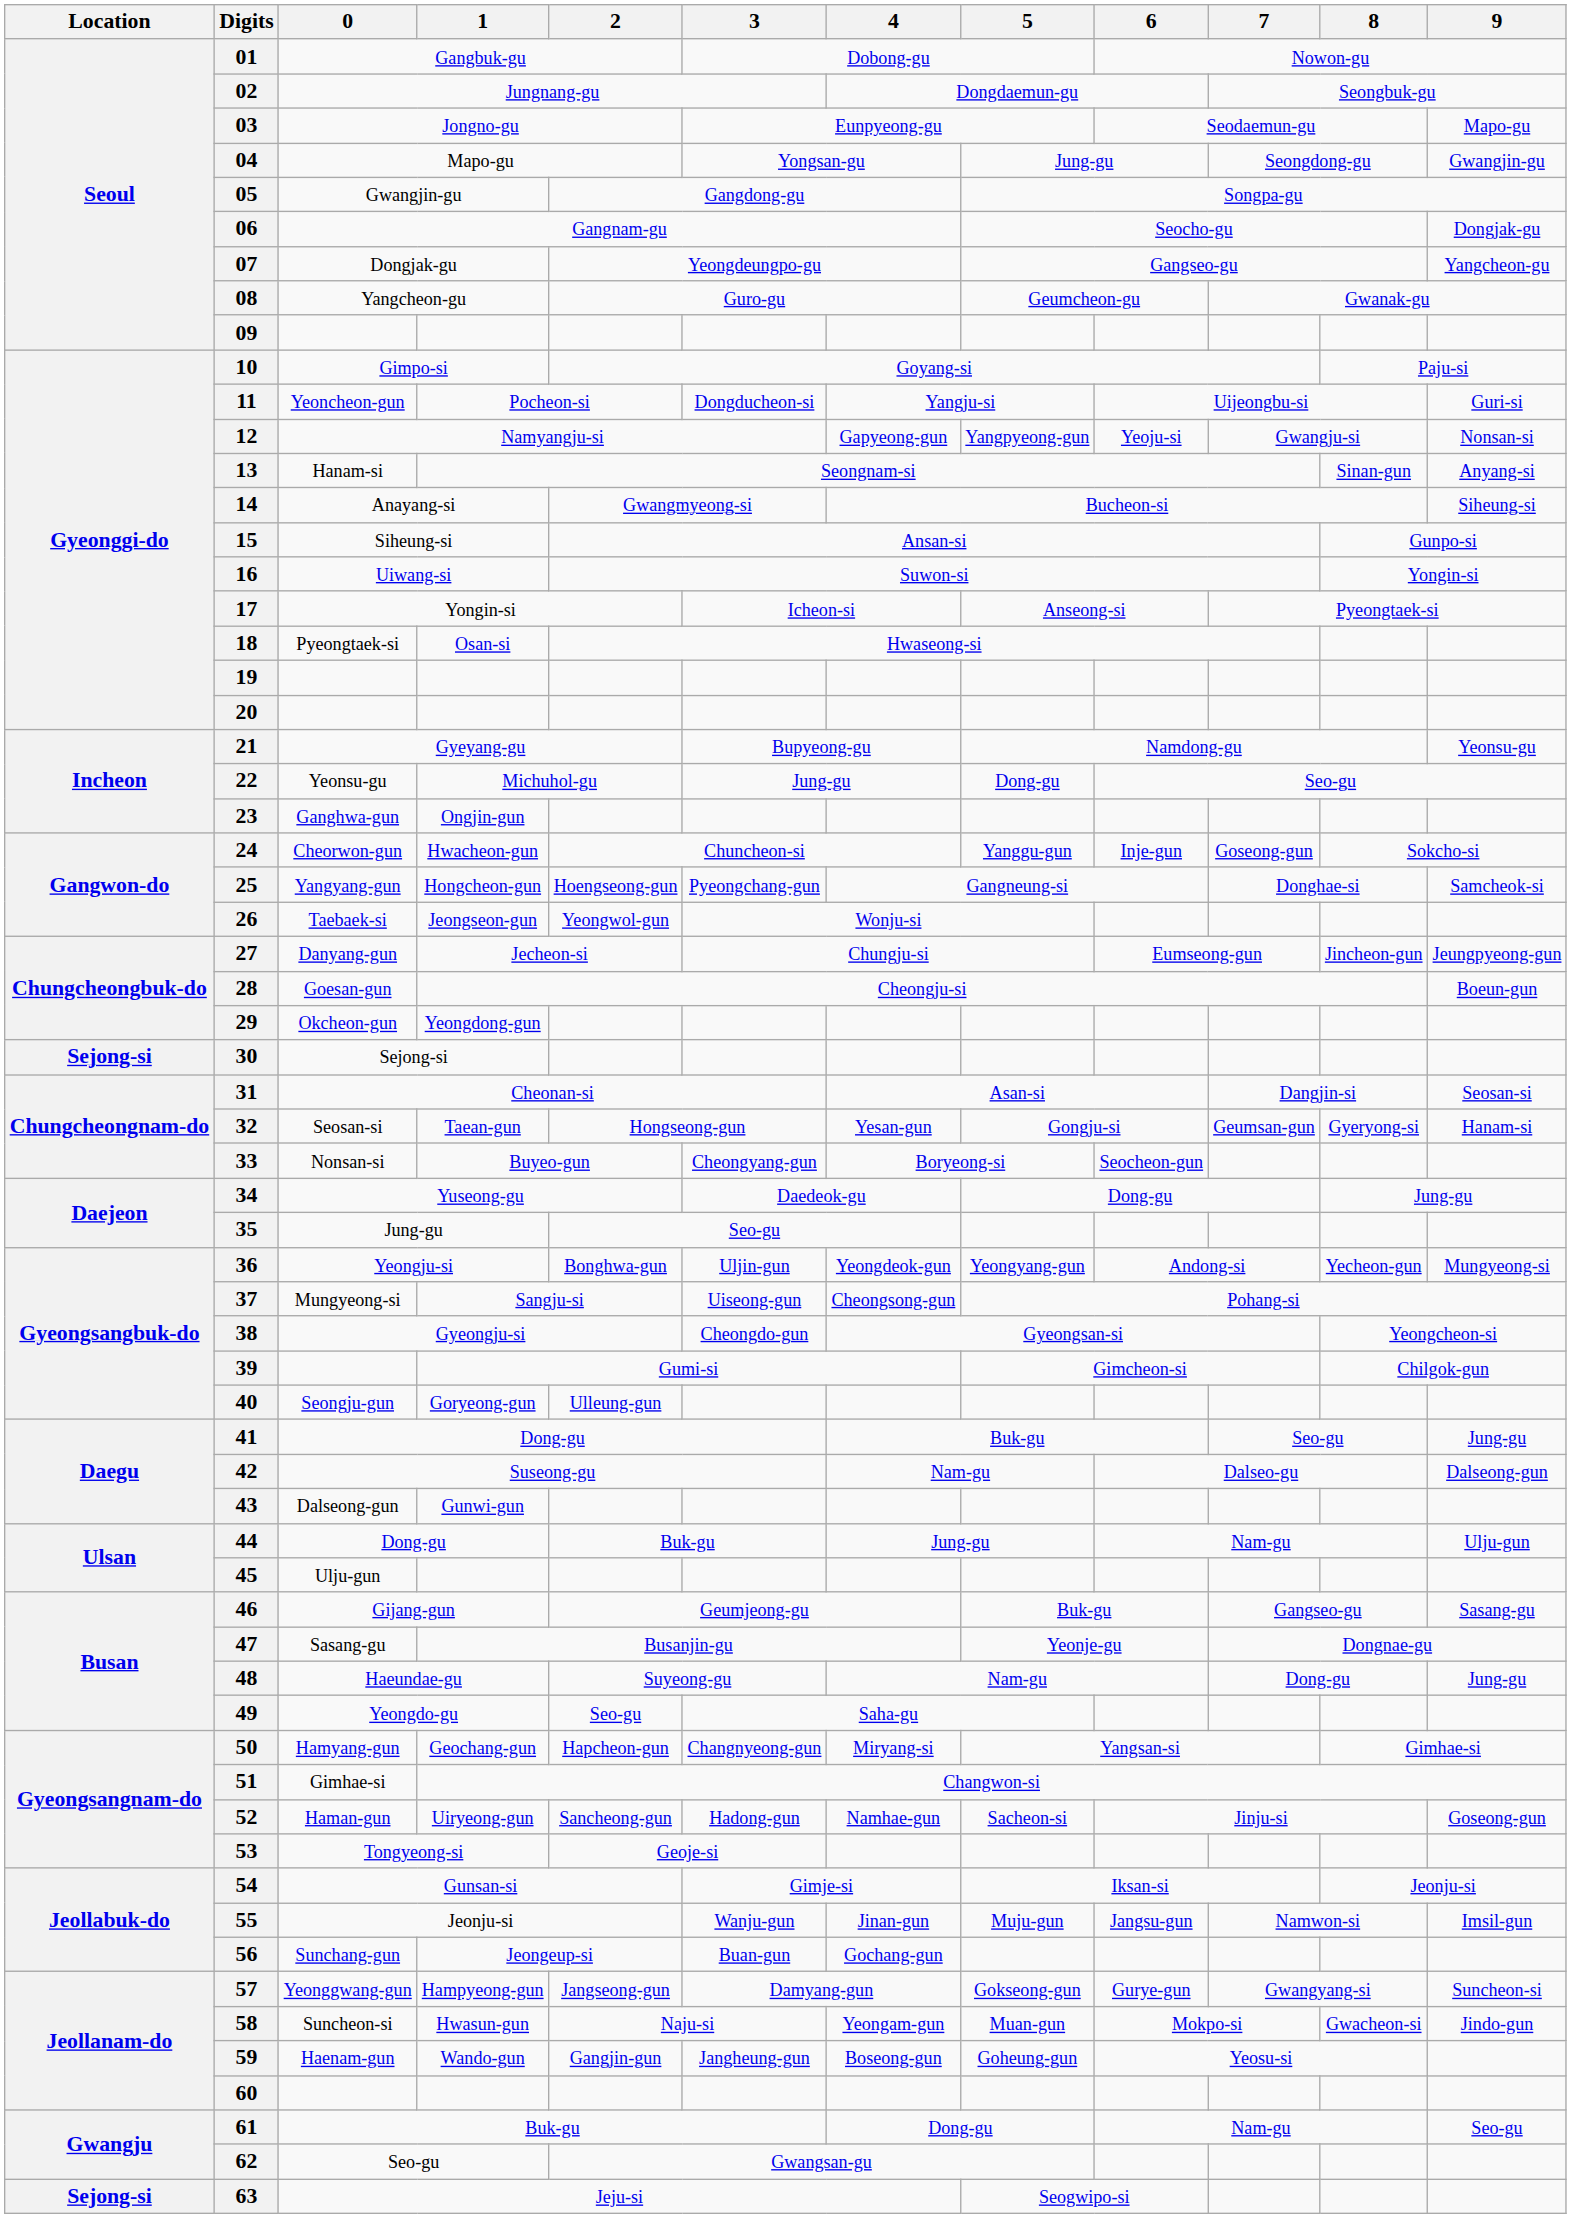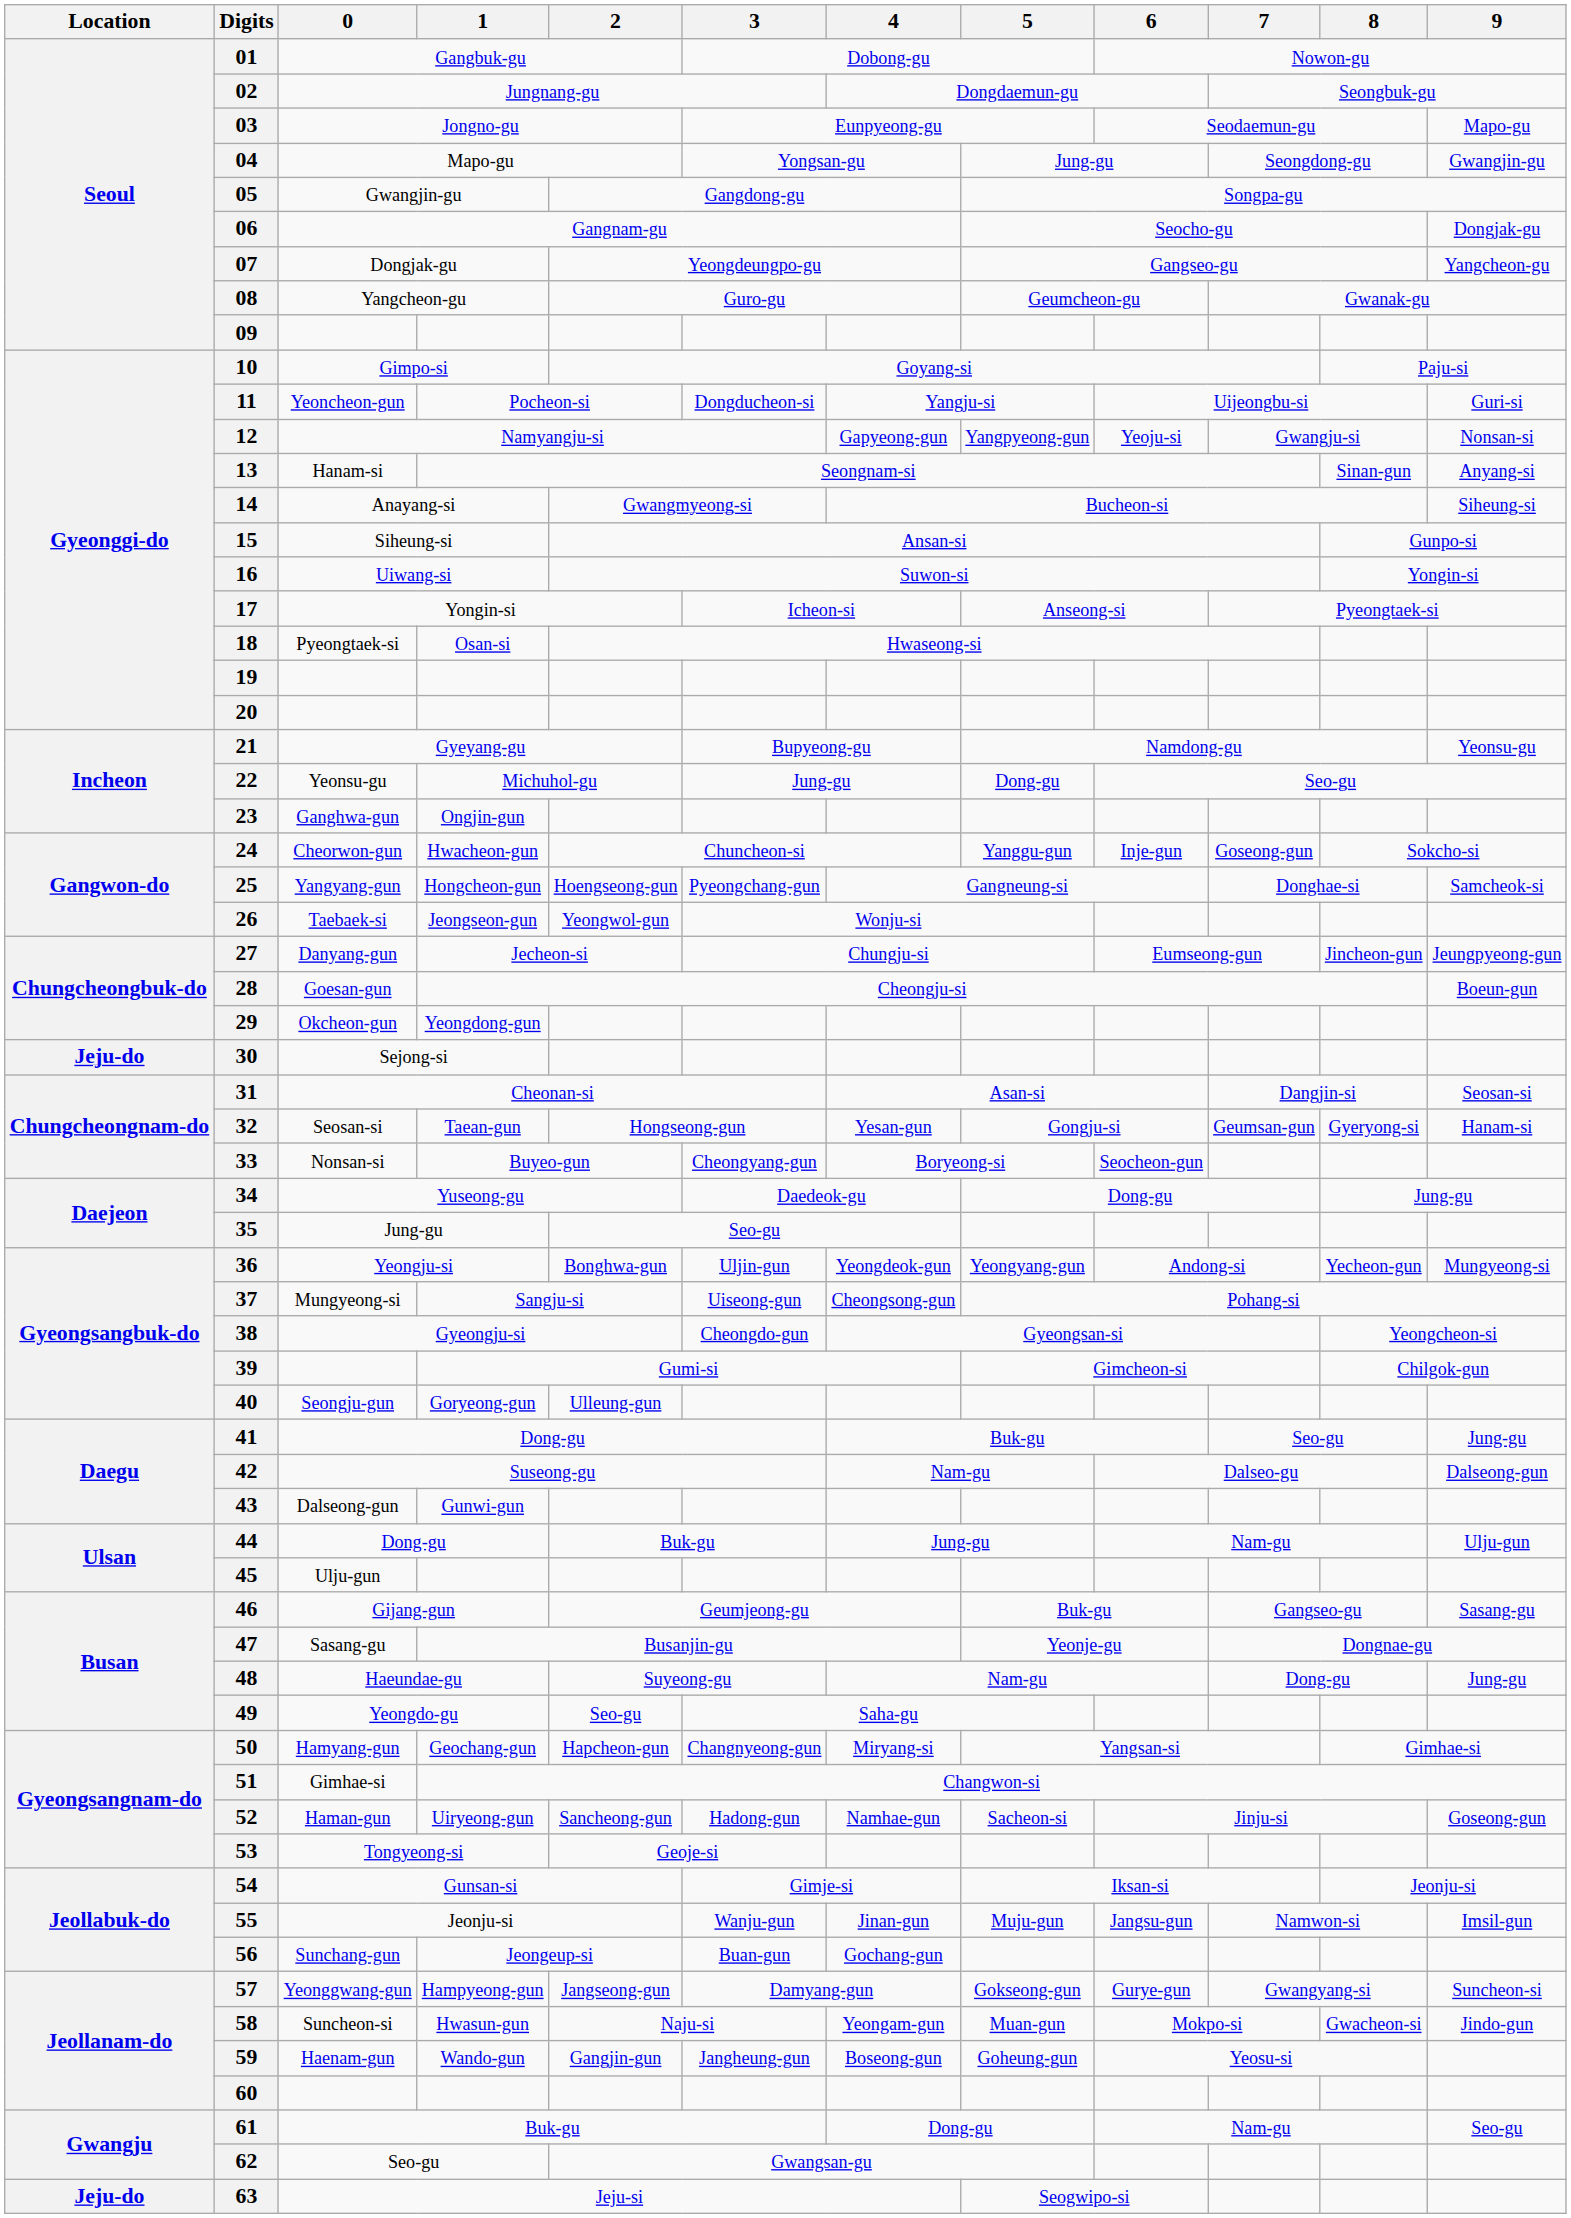(109, 1057) Sejong-si -> (109, 1057) Jeju-do
(109, 2195) Sejong-si -> (109, 2195) Jeju-do
